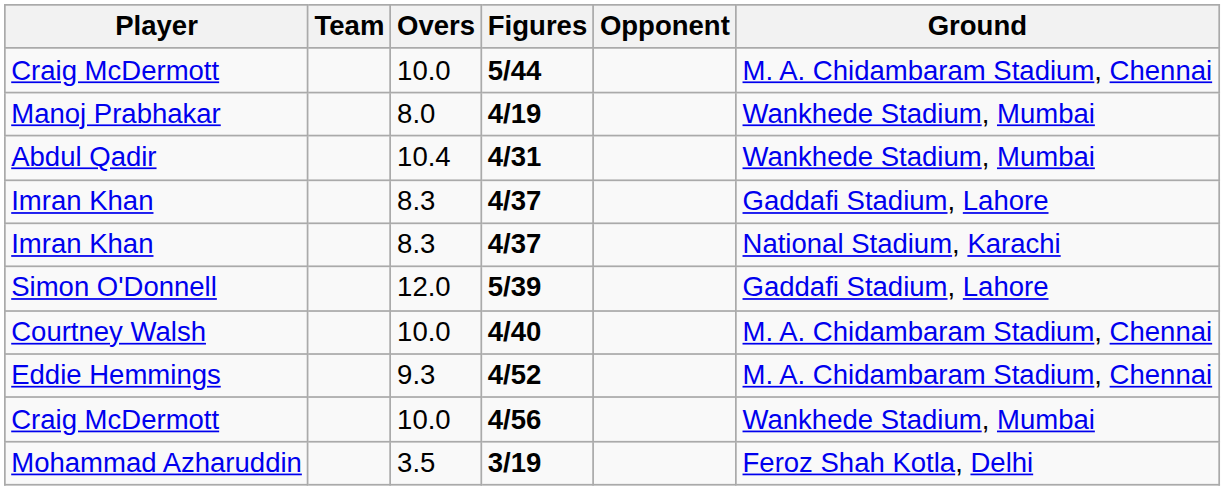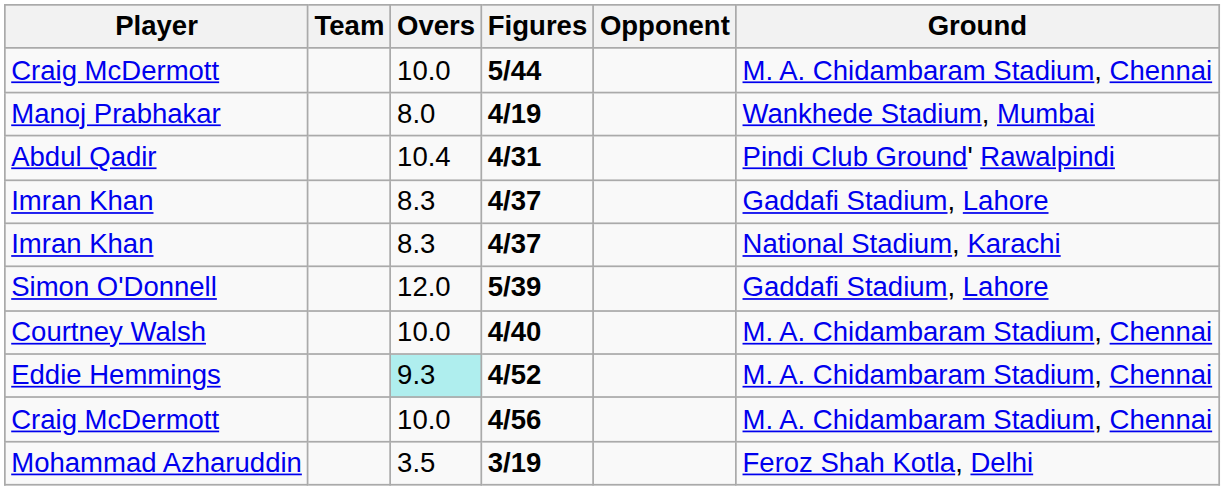(919, 157) Wankhede Stadium, Mumbai -> (929, 157) Pindi Club Ground' Rawalpindi
(416, 375) no background -> (416, 375) paleturquoise background
(919, 419) Wankhede Stadium, Mumbai -> (977, 419) M. A. Chidambaram Stadium, Chennai
